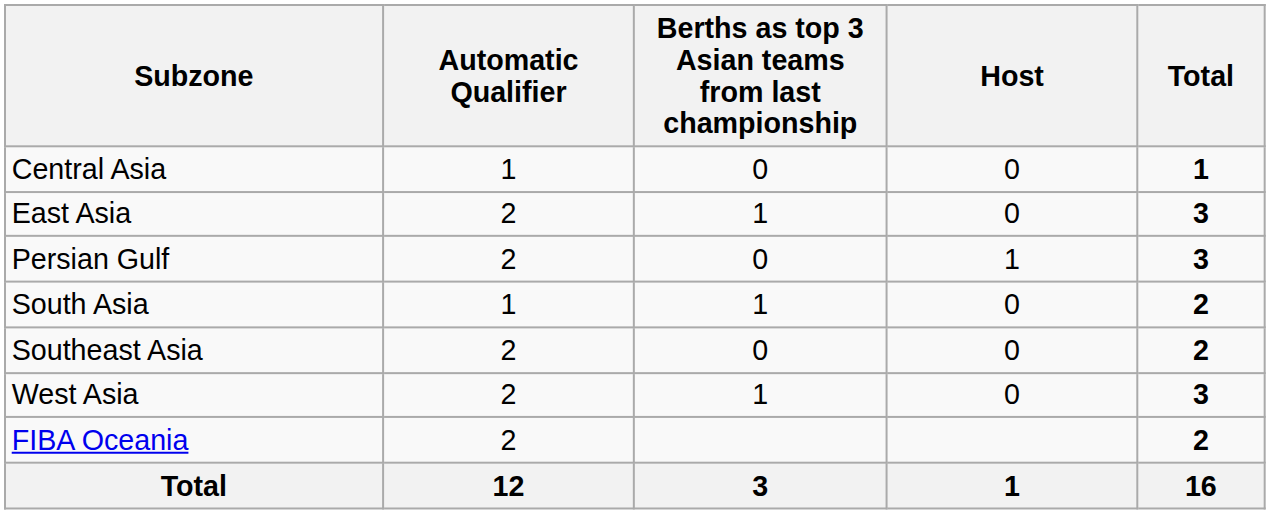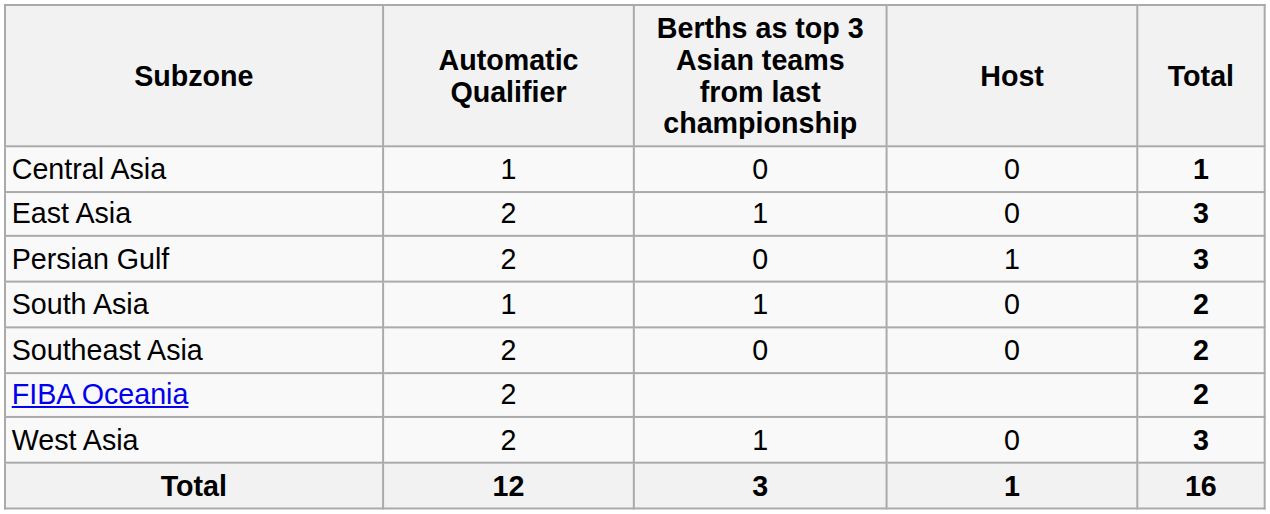rows swapped: (75, 395) <-> (100, 440)
